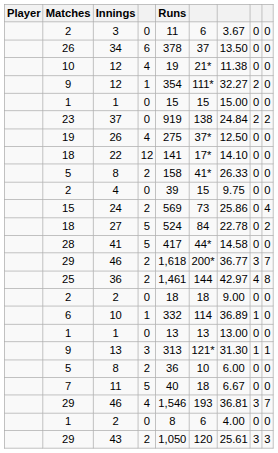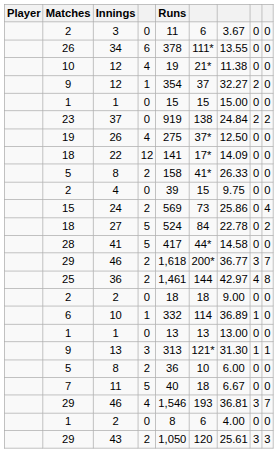(203, 48) 37 -> (203, 48) 111*
(234, 48) 13.50 -> (234, 48) 13.55
(203, 84) 111* -> (203, 84) 37
(234, 155) 14.10 -> (234, 155) 14.09
